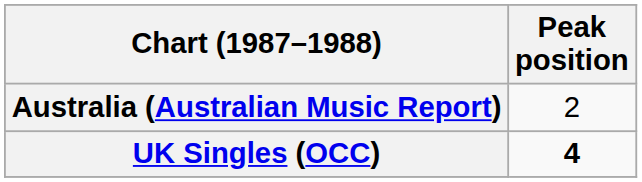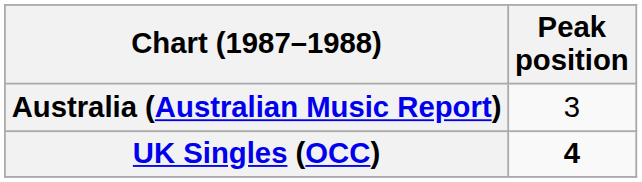(572, 107) 2 -> (572, 107) 3
